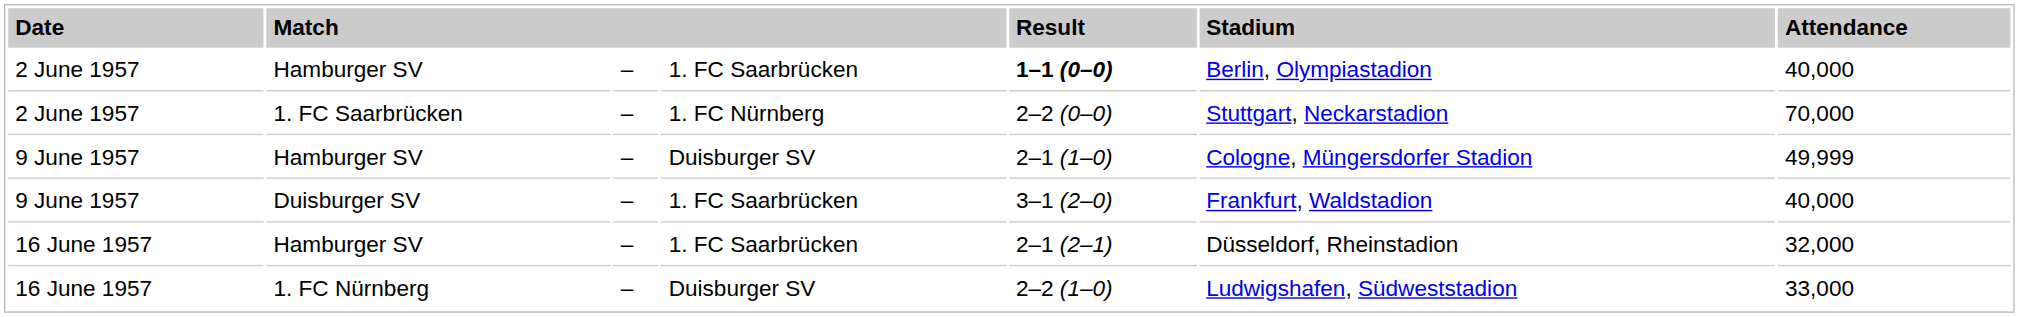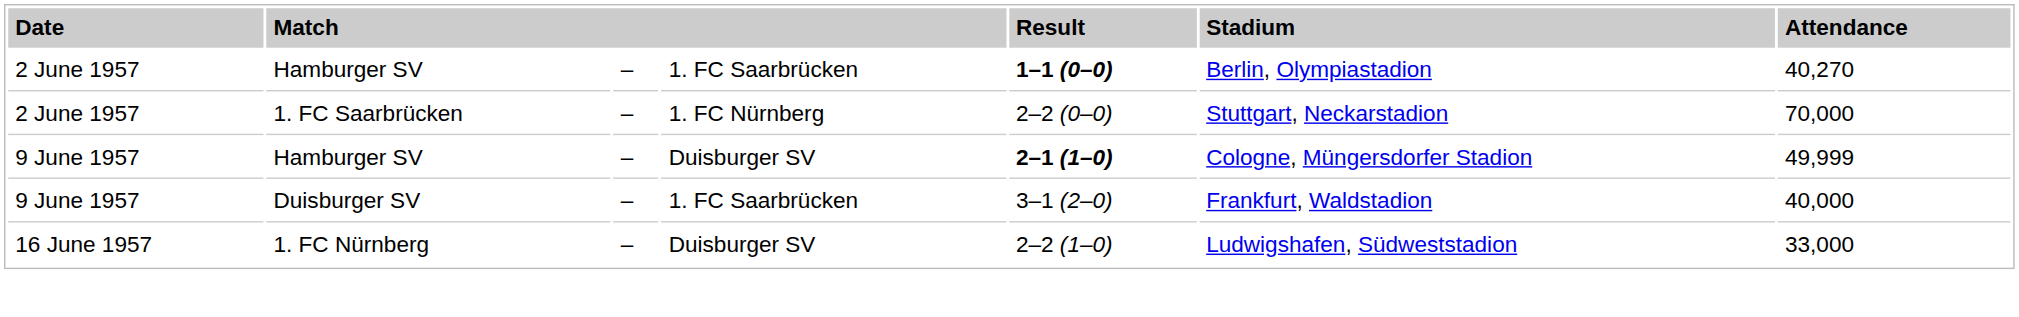(1819, 70) 40,000 -> (1819, 70) 40,270
(1064, 157) normal -> (1064, 157) bold
- row: (84, 244)
